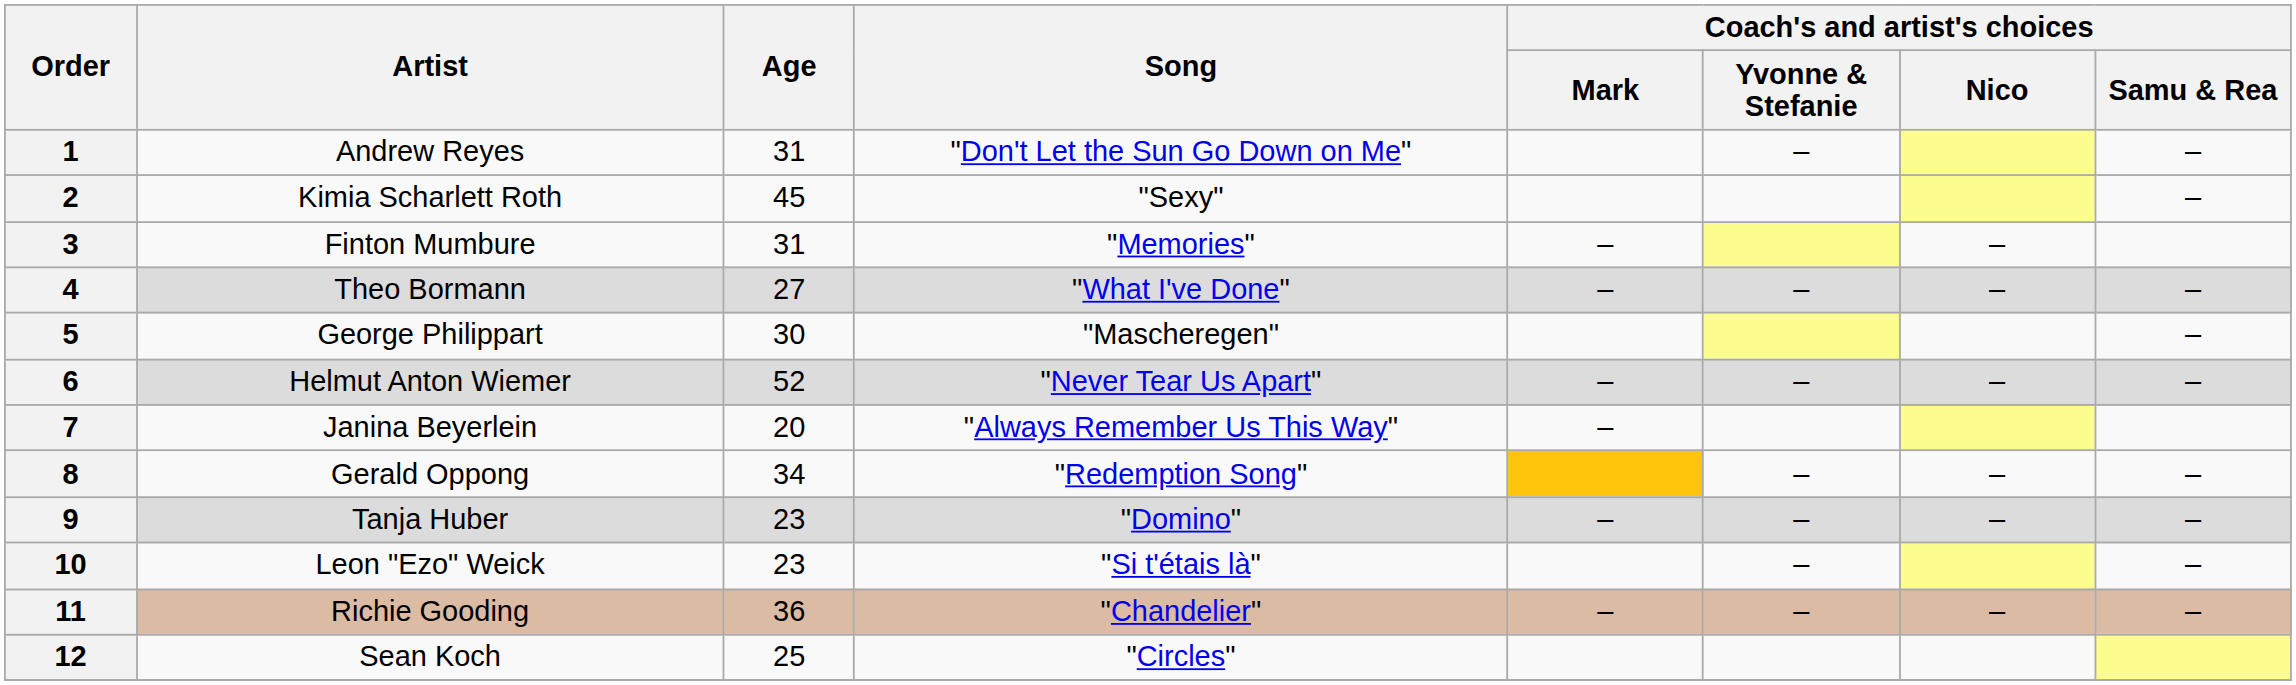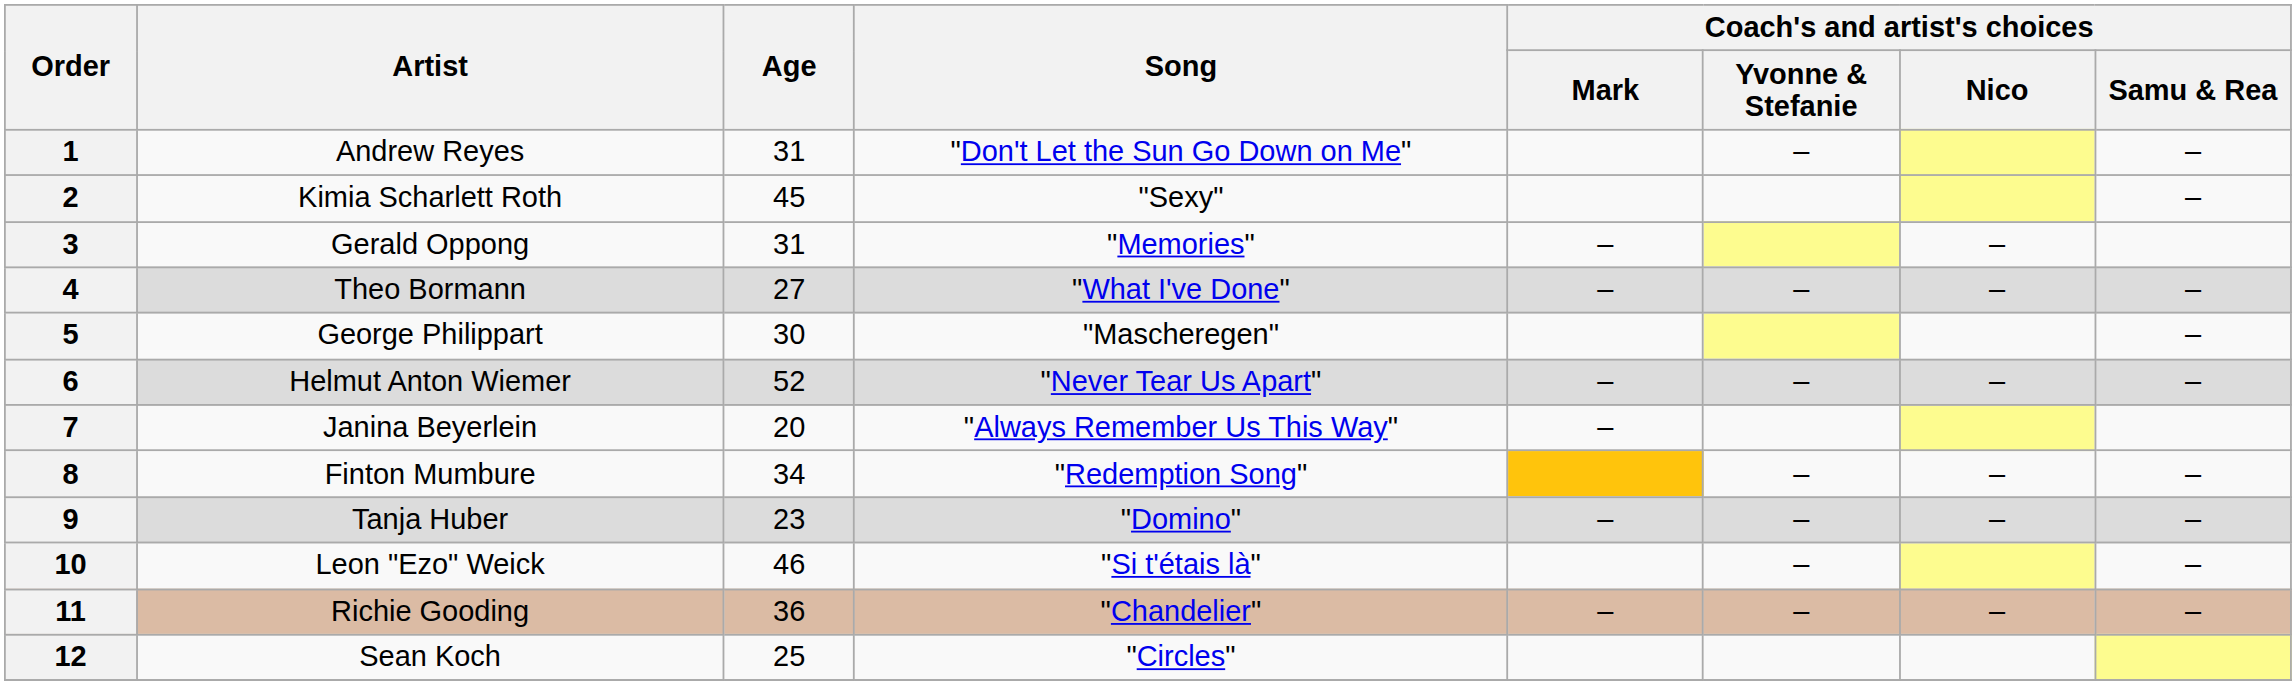(430, 243) Finton Mumbure -> (430, 243) Gerald Oppong
(430, 473) Gerald Oppong -> (430, 473) Finton Mumbure
(789, 565) 23 -> (789, 565) 46
